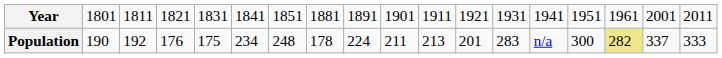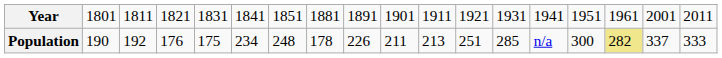(359, 40) 224 -> (359, 40) 226
(470, 40) 201 -> (470, 40) 251
(508, 40) 283 -> (508, 40) 285
